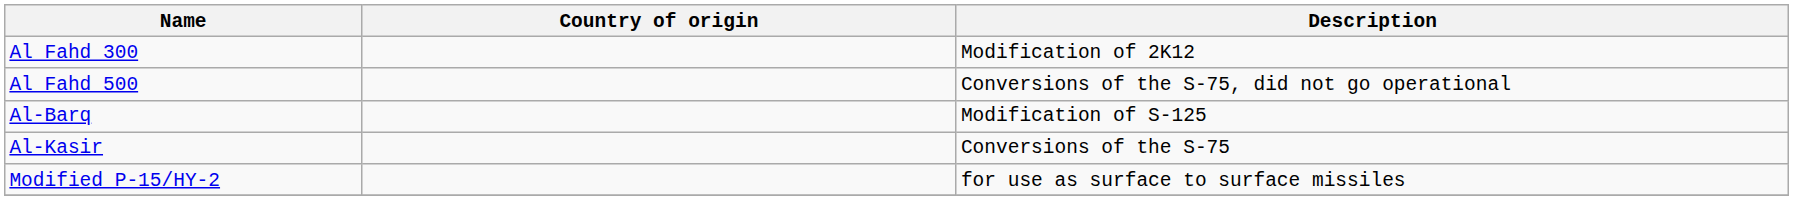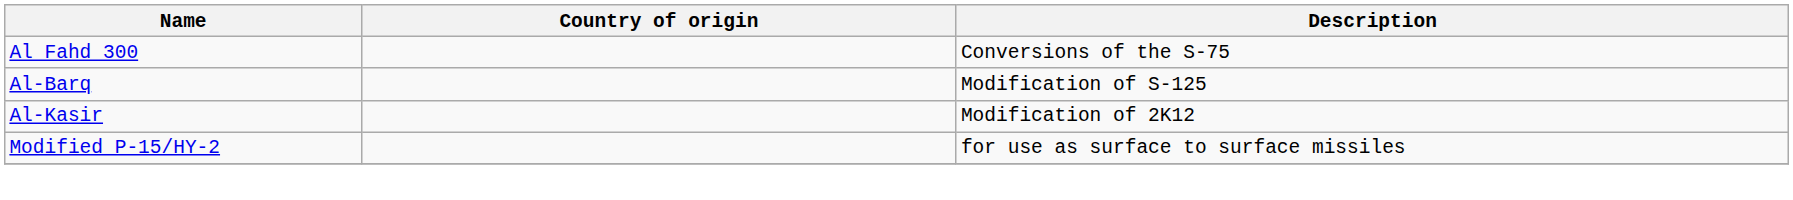(1078, 52) Modification of 2K12 -> (1095, 52) Conversions of the S-75
- row: (74, 84)
(1095, 148) Conversions of the S-75 -> (1078, 116) Modification of 2K12
